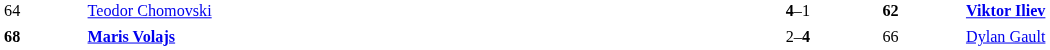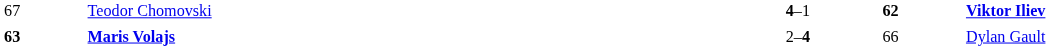(12, 11) 64 -> (12, 11) 67
(12, 36) 68 -> (12, 36) 63
